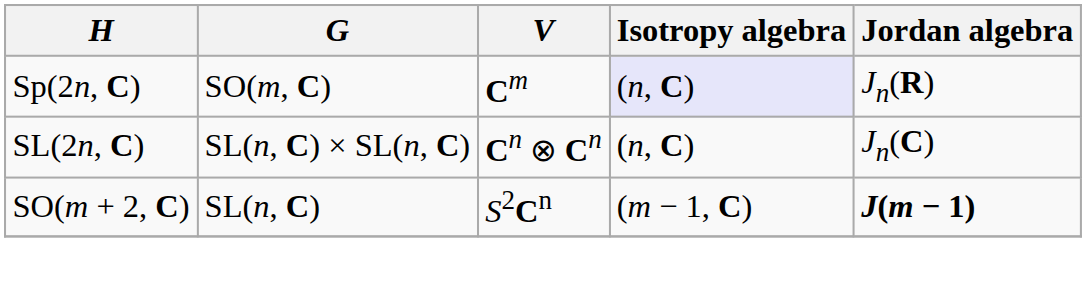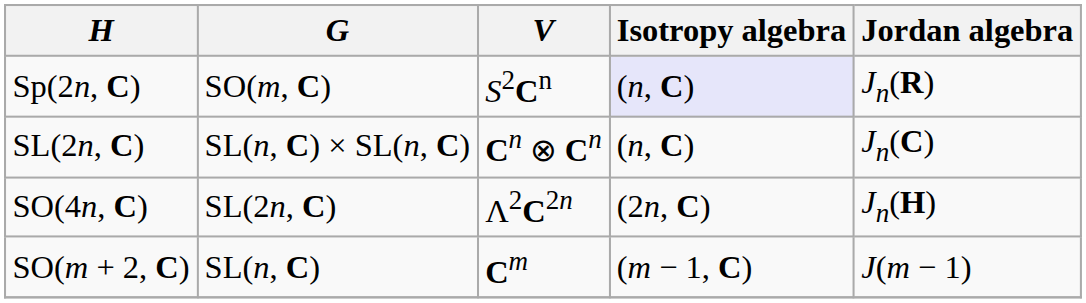(507, 86) Cm -> (519, 86) S2Cn
+ row: (80, 206)
(519, 206) S2Cn -> (507, 267) Cm
(918, 206) bold -> (916, 267) normal
